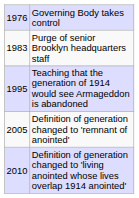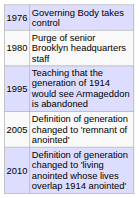(17, 48) 1983 -> (17, 48) 1980
